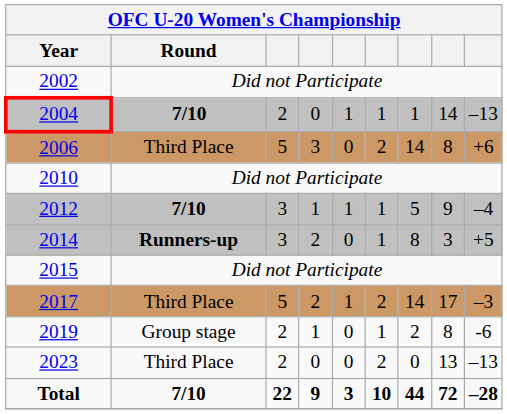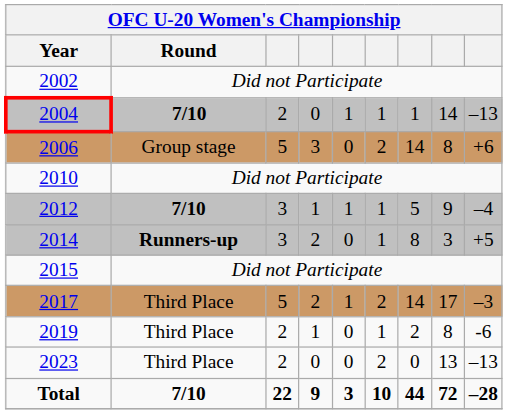(189, 146) Third Place -> (189, 146) Group stage
(189, 331) Group stage -> (189, 331) Third Place
